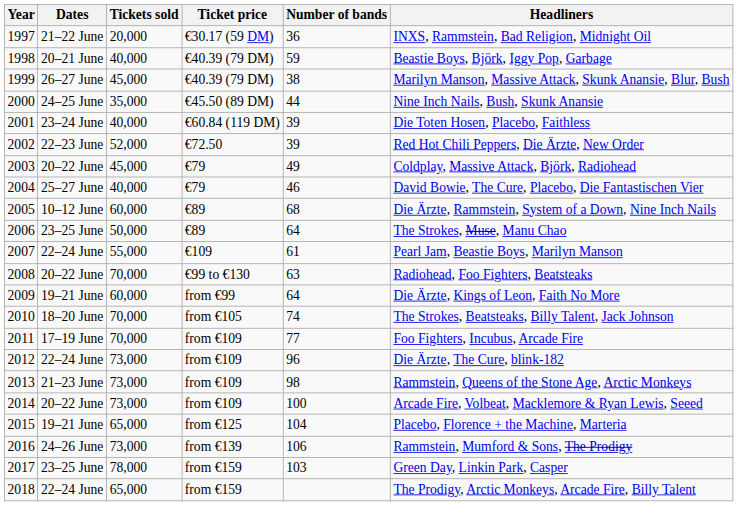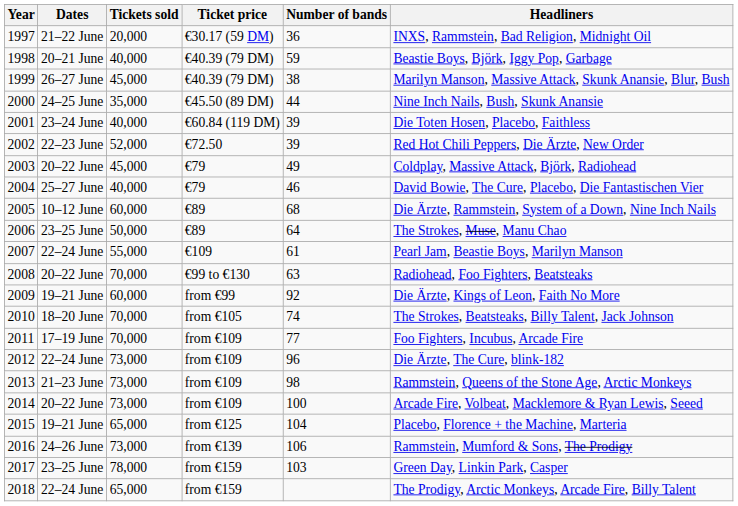(293, 295) 64 -> (293, 295) 92
